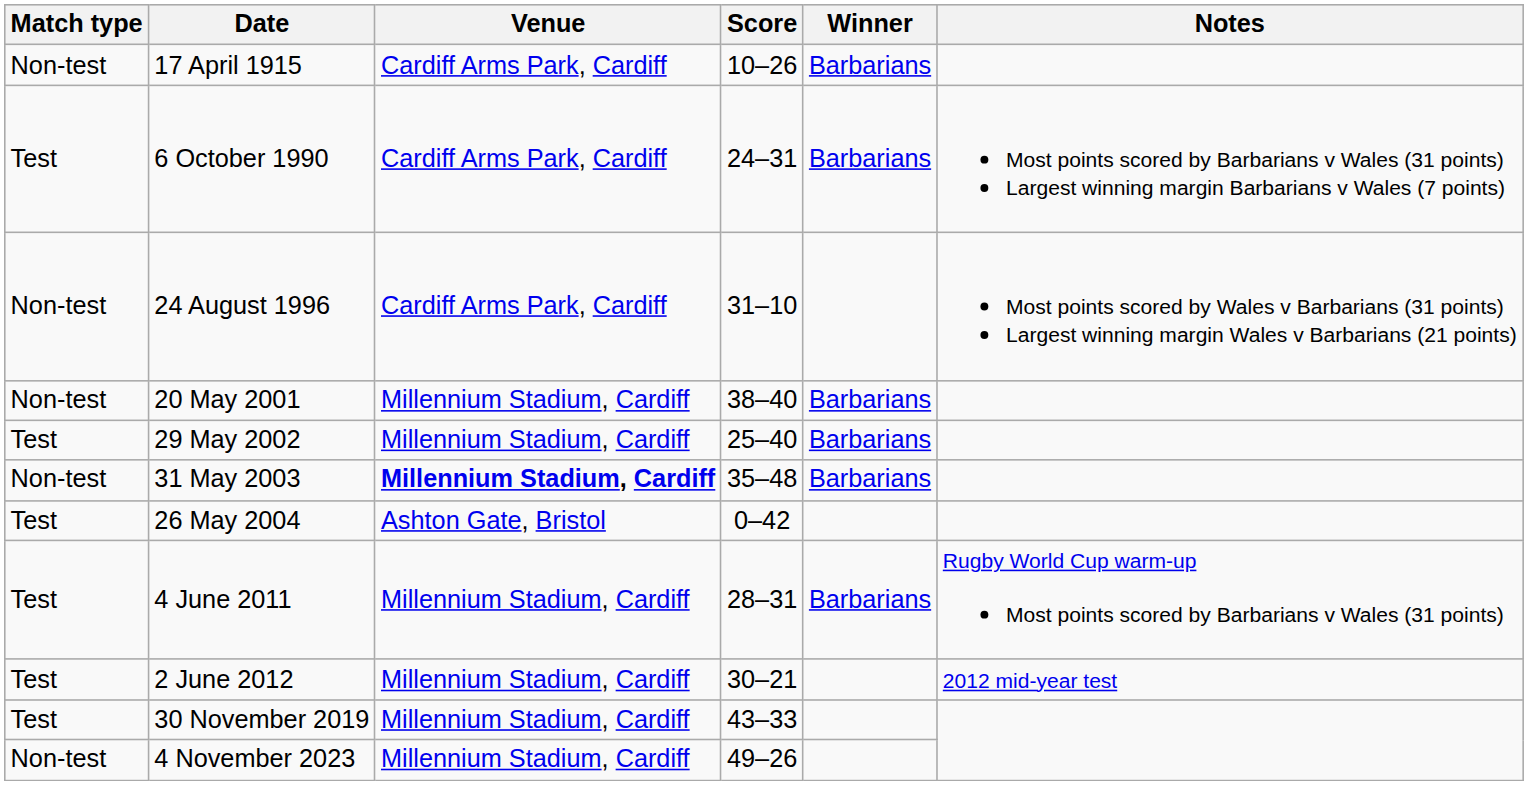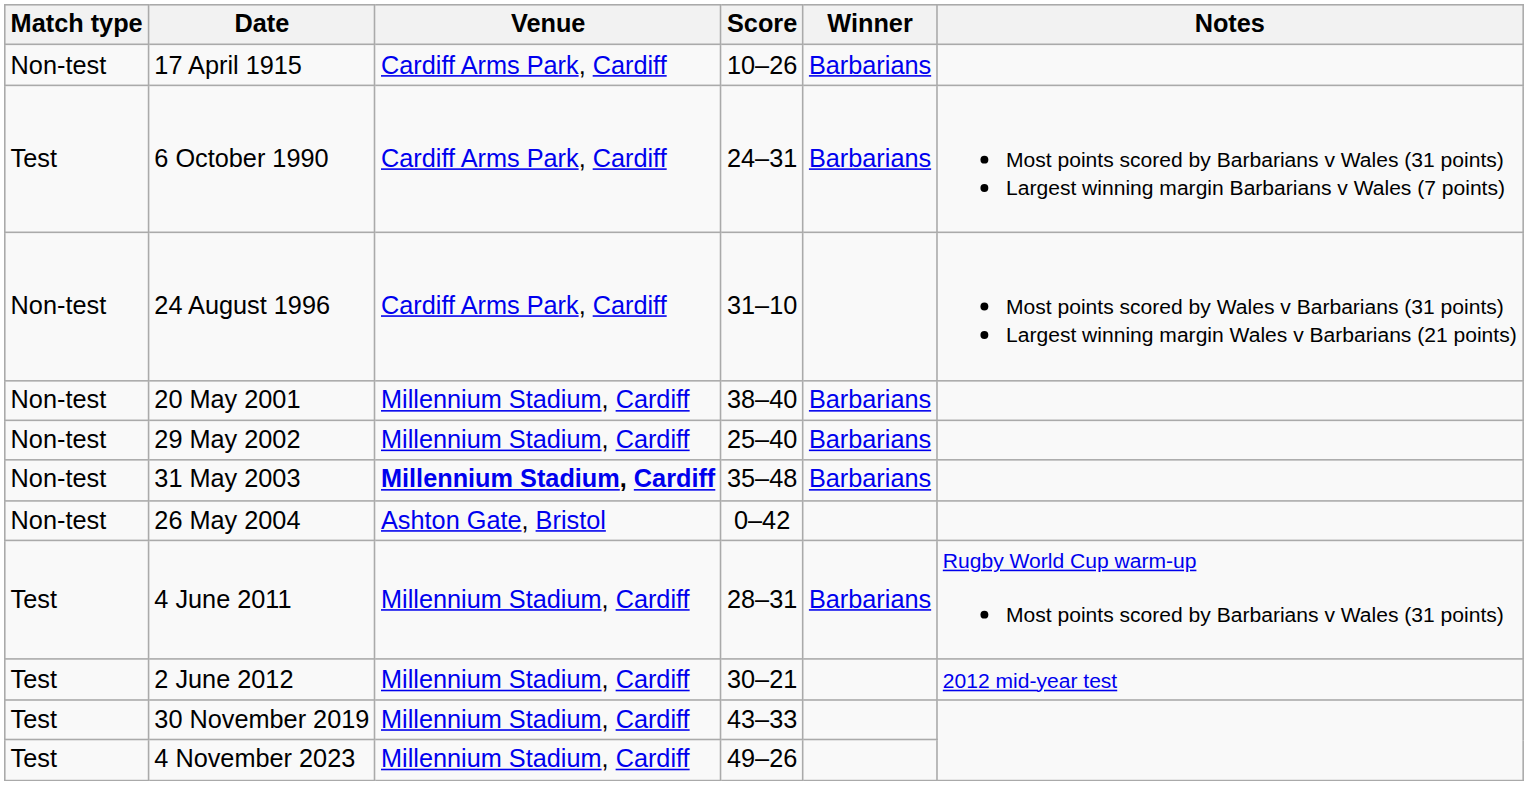(34, 439) Test -> (58, 439) Non-test
(34, 520) Test -> (58, 520) Non-test
(58, 759) Non-test -> (34, 759) Test
